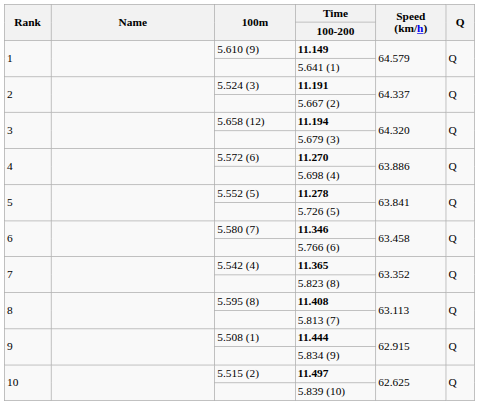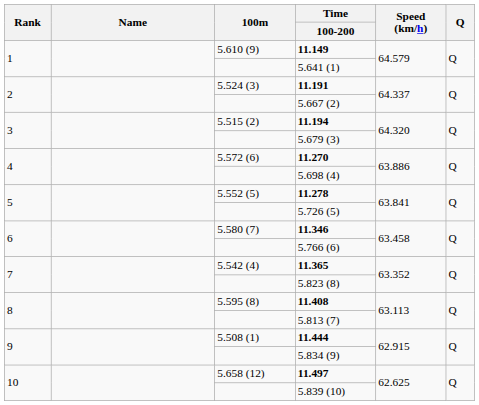(241, 121) 5.658 (12) -> (238, 121) 5.515 (2)
(238, 373) 5.515 (2) -> (241, 373) 5.658 (12)
